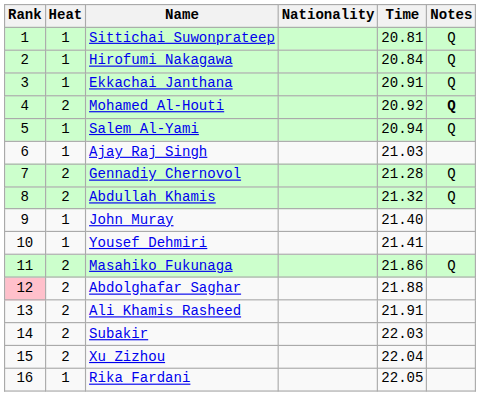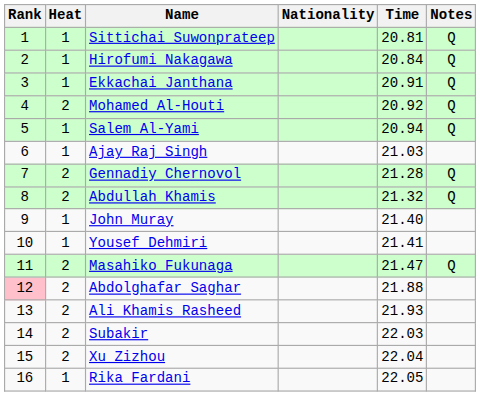(451, 107) bold -> (451, 107) normal
(402, 266) 21.86 -> (402, 266) 21.47
(402, 312) 21.91 -> (402, 312) 21.93
